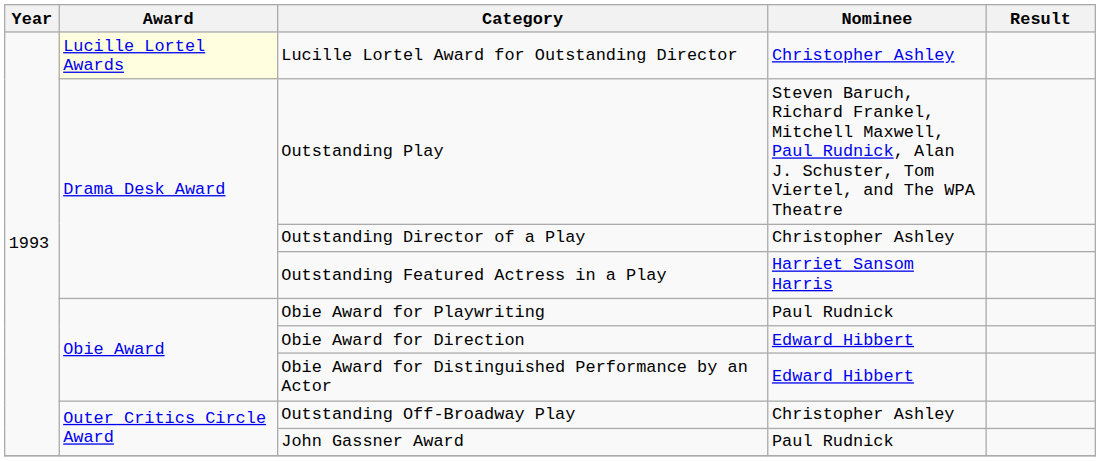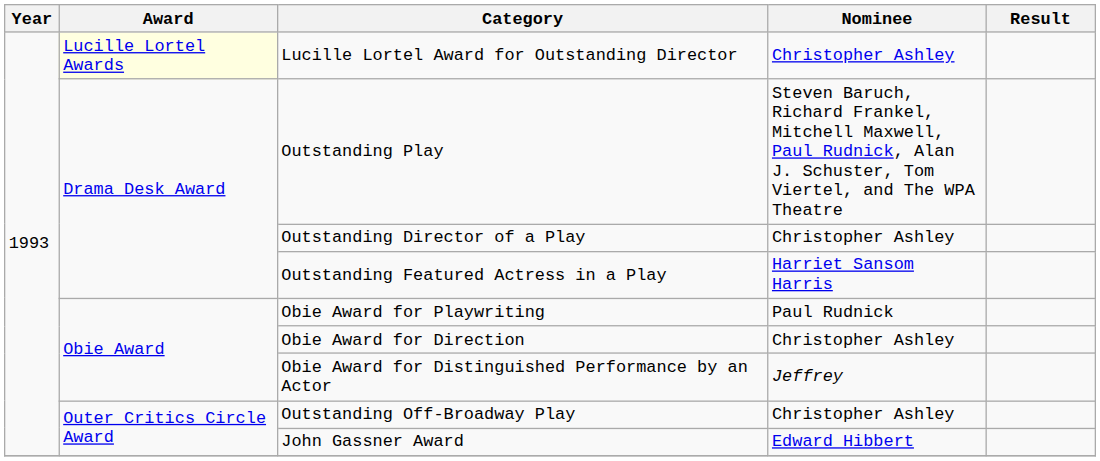(843, 340) Edward Hibbert -> (863, 340) Christopher Ashley
(843, 377) Edward Hibbert -> (807, 377) Jeffrey
(833, 442) Paul Rudnick -> (843, 442) Edward Hibbert
